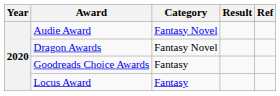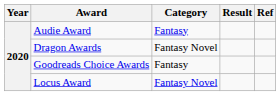(186, 30) Fantasy Novel -> (171, 30) Fantasy
(171, 82) Fantasy -> (186, 82) Fantasy Novel
